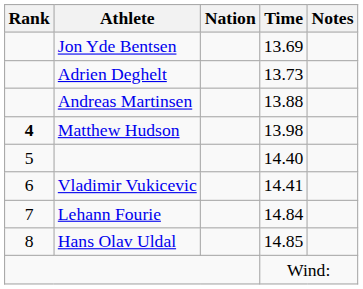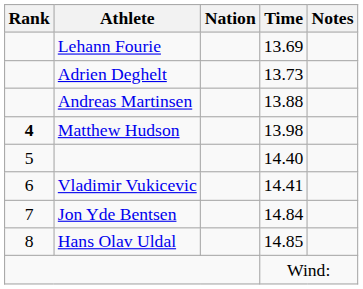(117, 46) Jon Yde Bentsen -> (109, 46) Lehann Fourie
(109, 213) Lehann Fourie -> (117, 213) Jon Yde Bentsen
